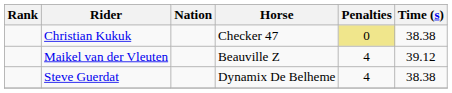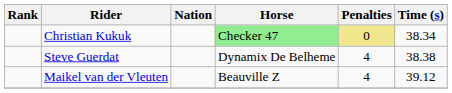(248, 35) no background -> (248, 35) lightgreen background
(421, 35) 38.38 -> (421, 35) 38.34
rows swapped: (81, 77) <-> (106, 56)
